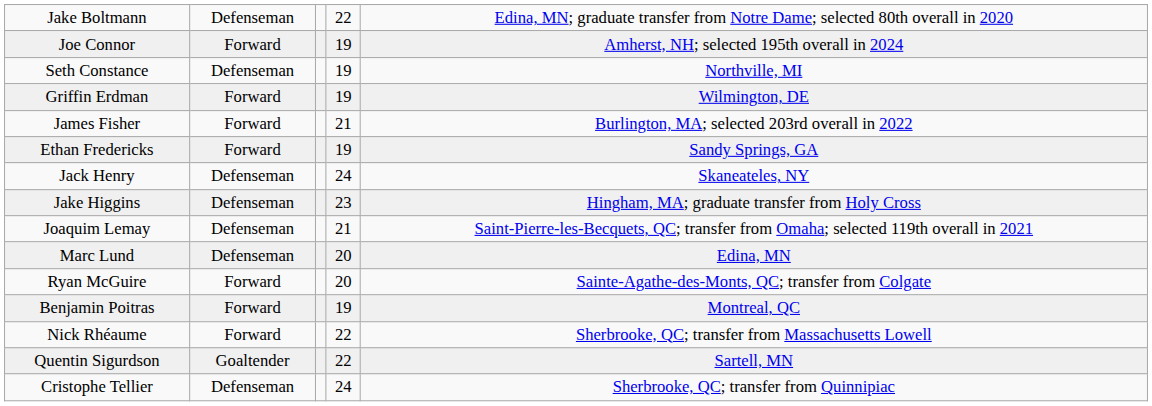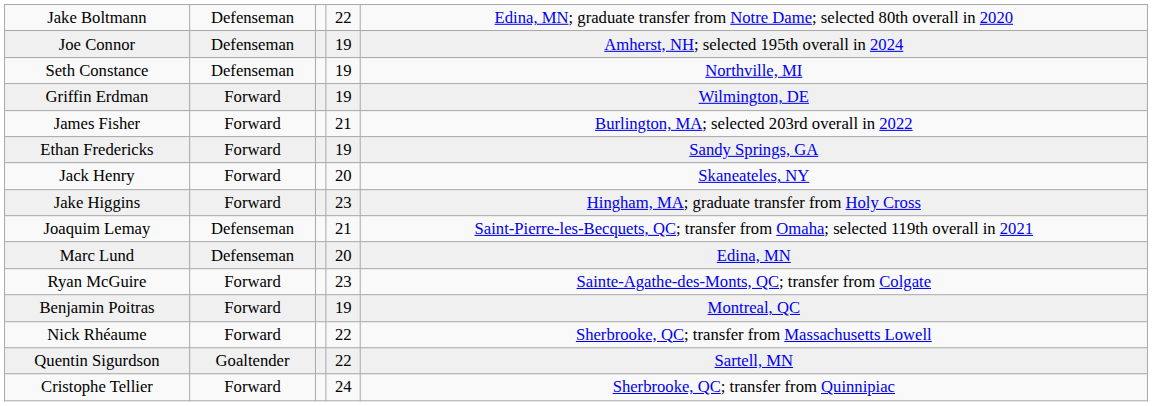(253, 44) Forward -> (253, 44) Defenseman
(253, 176) Defenseman -> (253, 176) Forward
(343, 176) 24 -> (343, 176) 20
(253, 202) Defenseman -> (253, 202) Forward
(343, 281) 20 -> (343, 281) 23
(253, 387) Defenseman -> (253, 387) Forward
